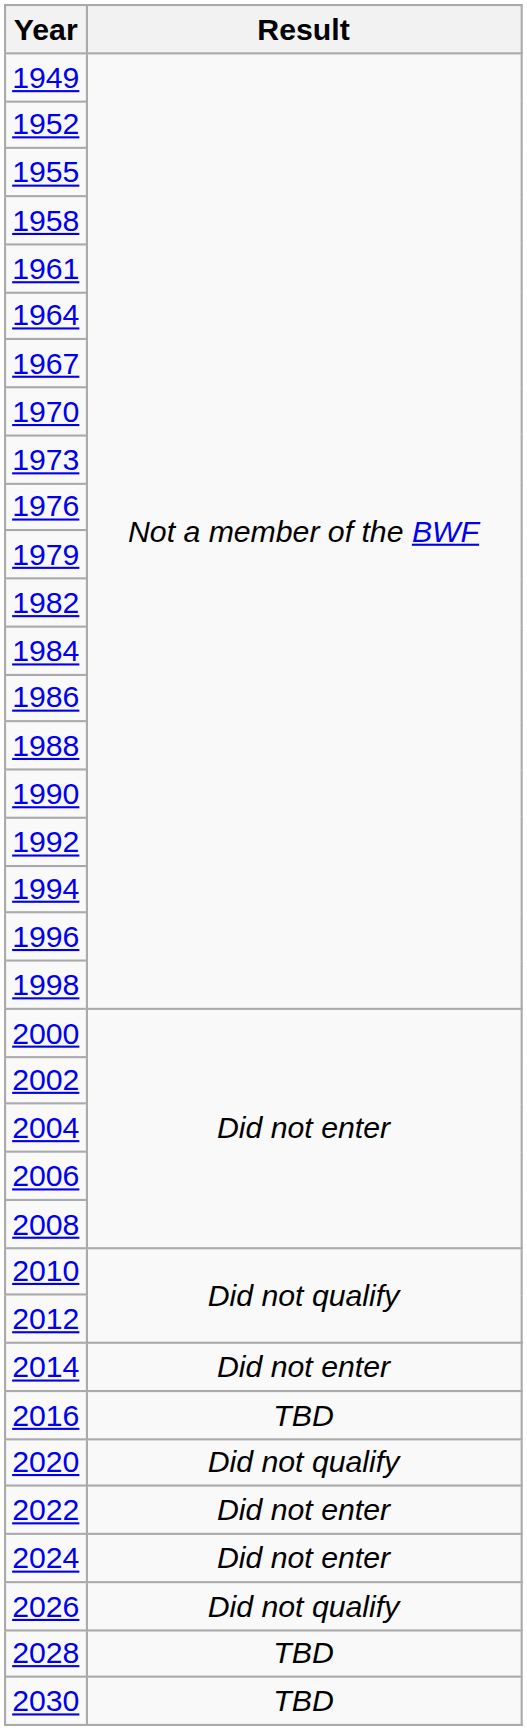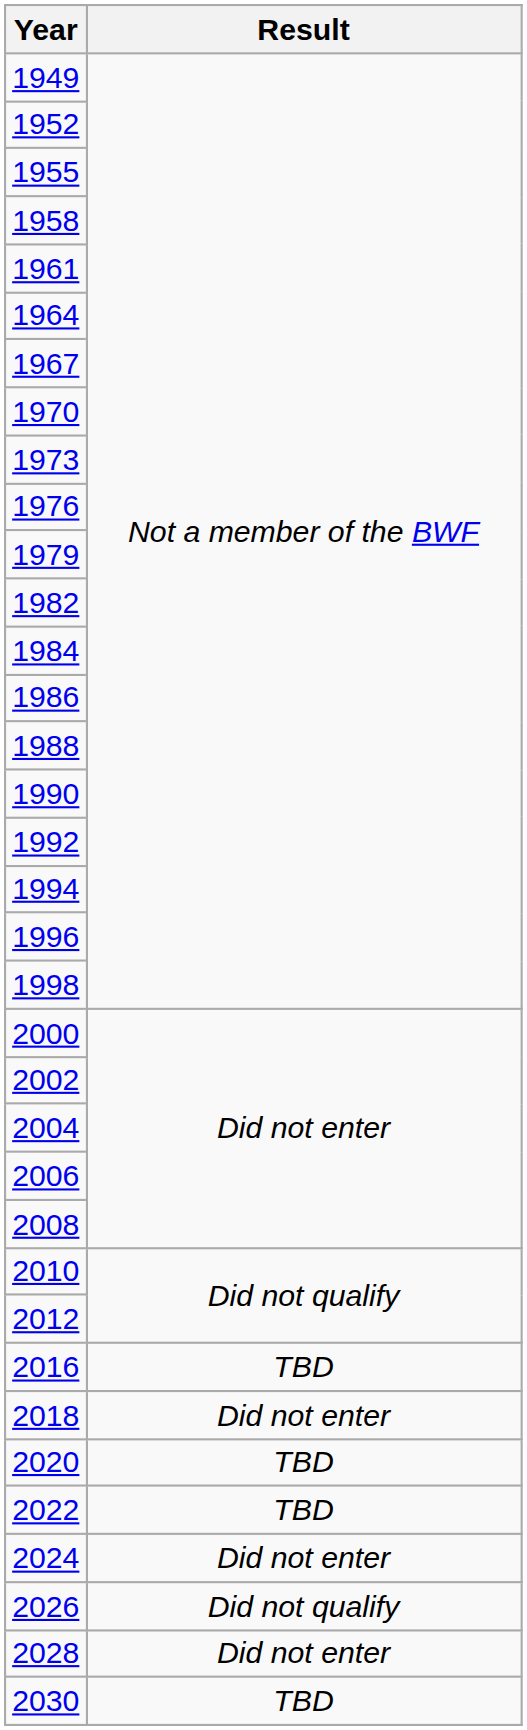- row: (46, 1367)
+ row: (46, 1415)
(304, 1463) Did not qualify -> (304, 1463) TBD
(304, 1510) Did not enter -> (304, 1510) TBD
(304, 1654) TBD -> (304, 1654) Did not enter
